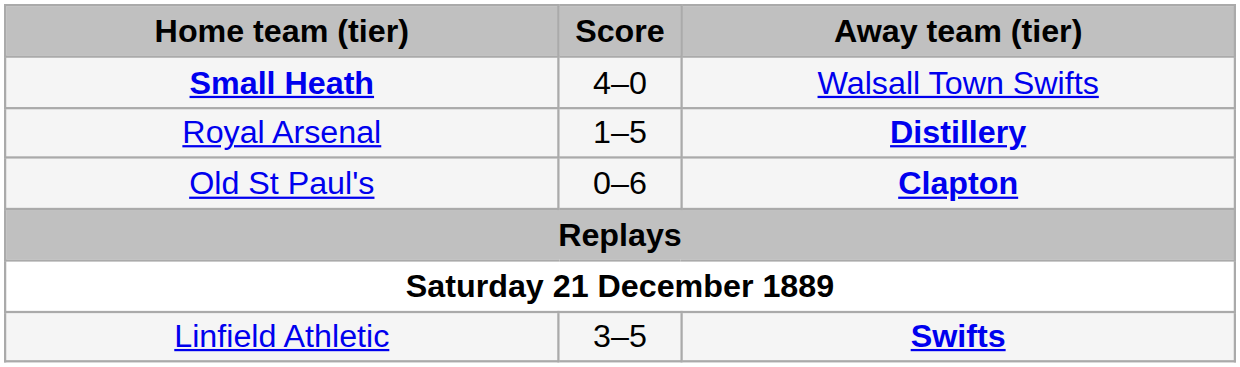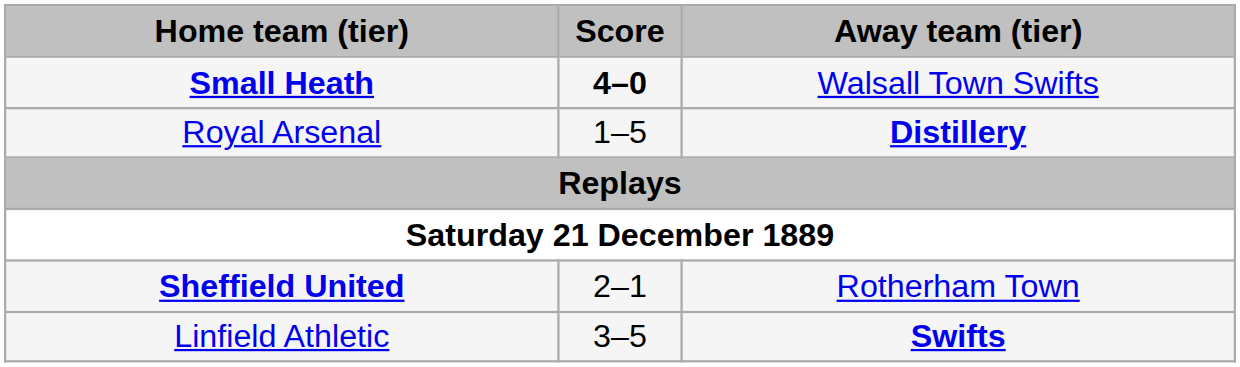(620, 82) normal -> (620, 82) bold
- row: (282, 184)
+ row: (282, 286)
